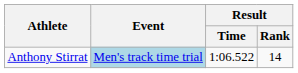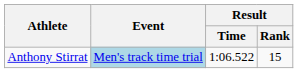(275, 57) 14 -> (275, 57) 15
